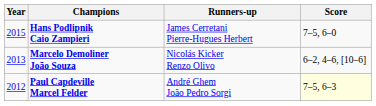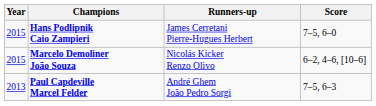(16, 60) 2013 -> (16, 60) 2015
(16, 87) 2012 -> (16, 87) 2013
(320, 87) lightyellow background -> (320, 87) no background
